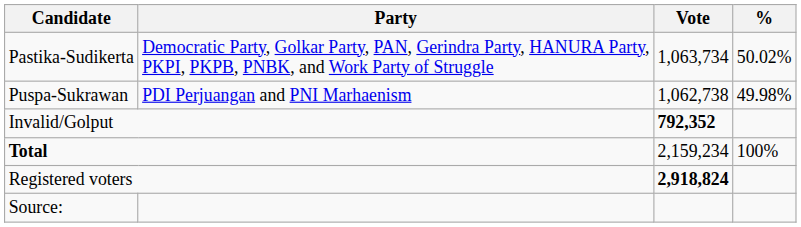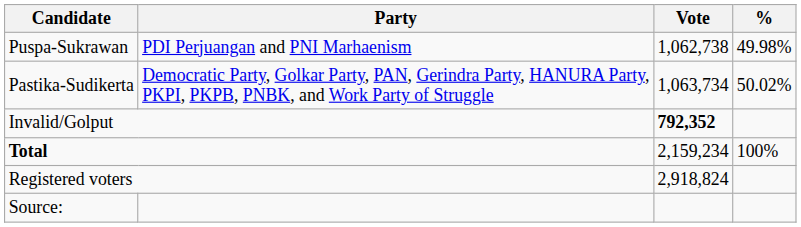rows swapped: (68, 94) <-> (71, 56)
(693, 179) bold -> (693, 179) normal
